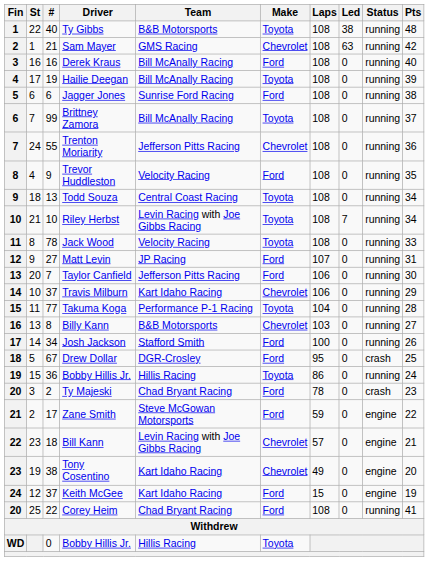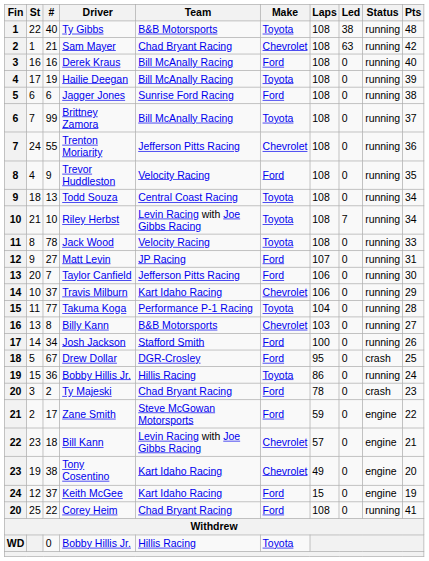(168, 46) GMS Racing -> (185, 46) Chad Bryant Racing
